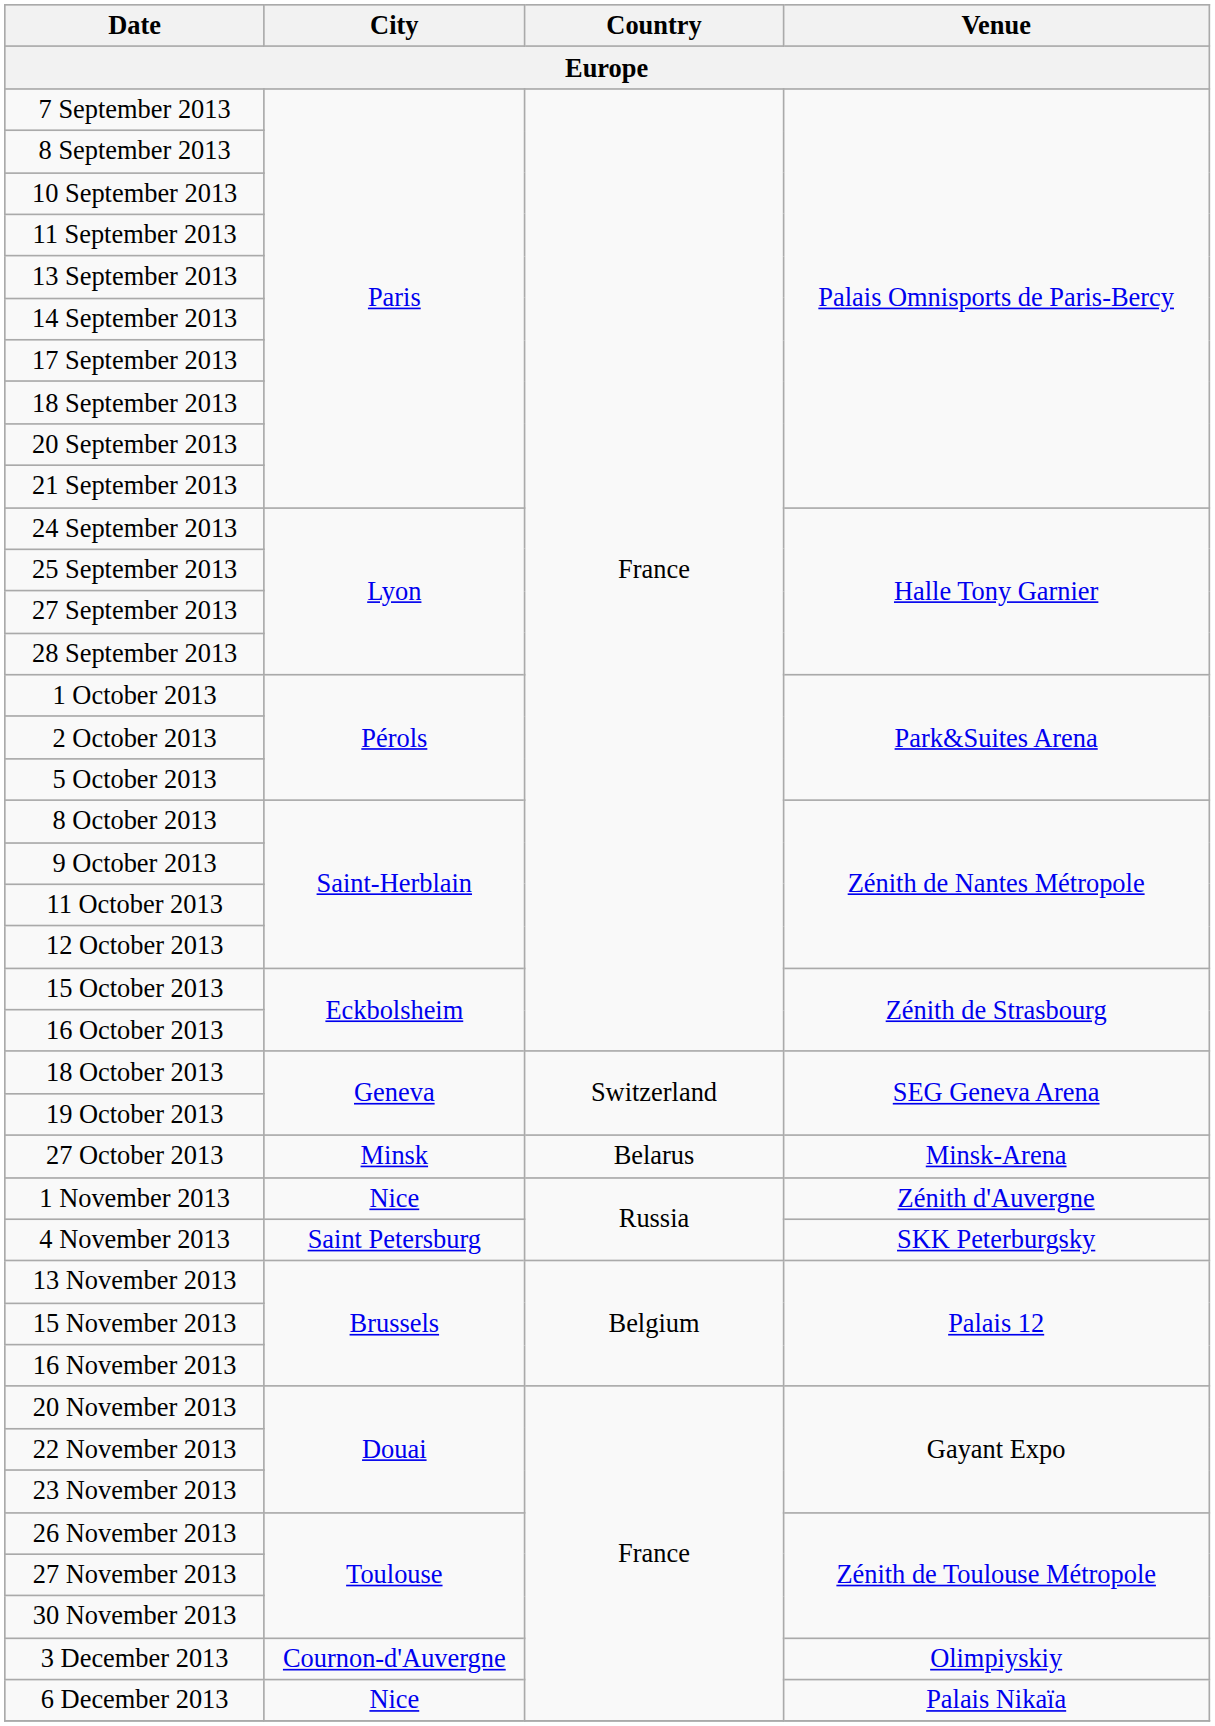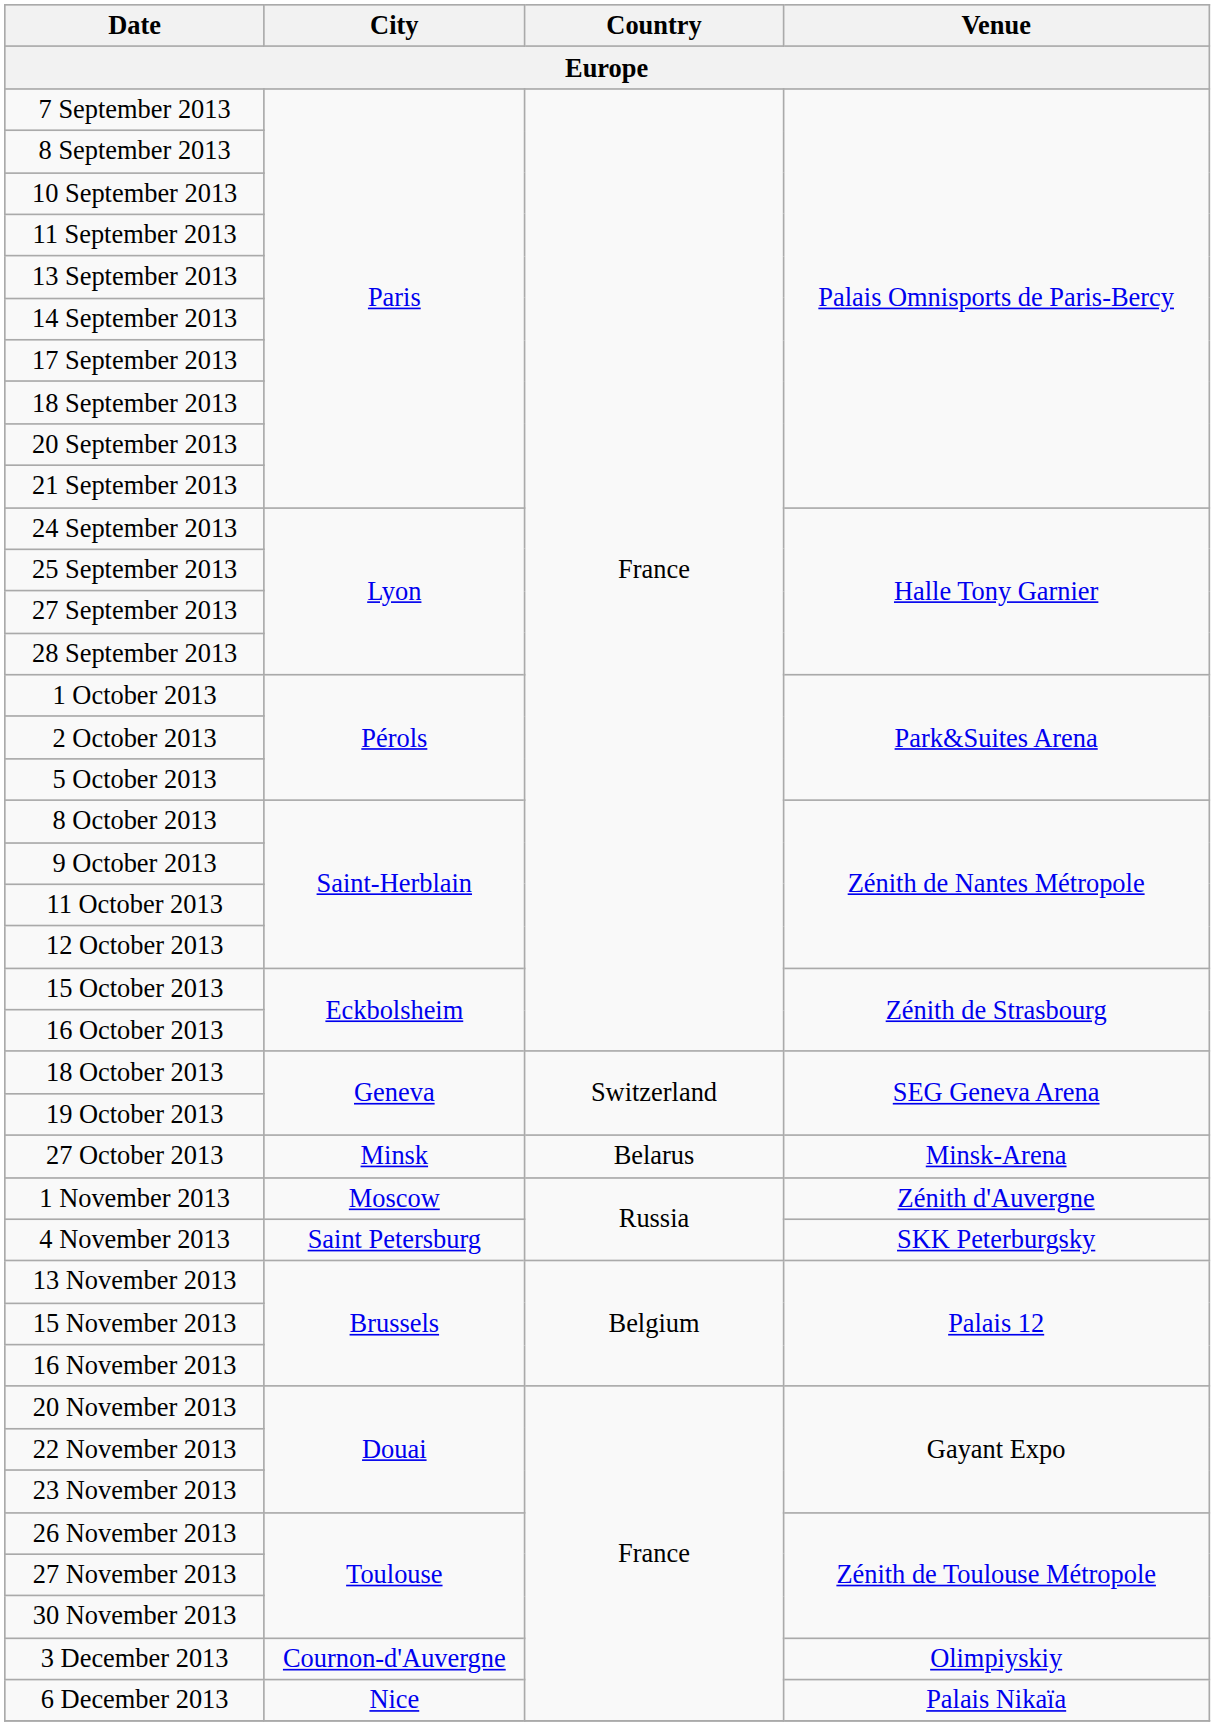(394, 1197) Nice -> (394, 1197) Moscow
